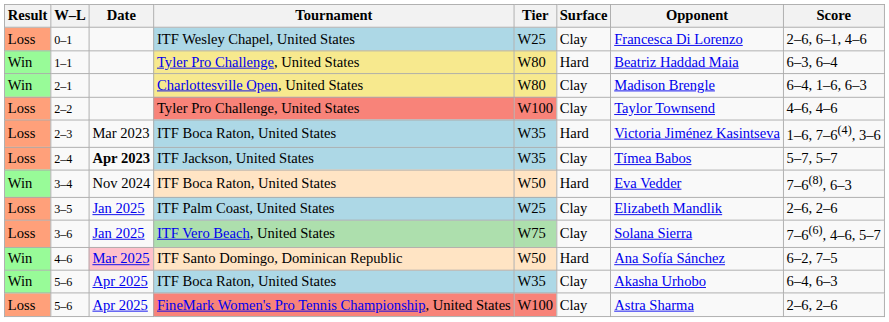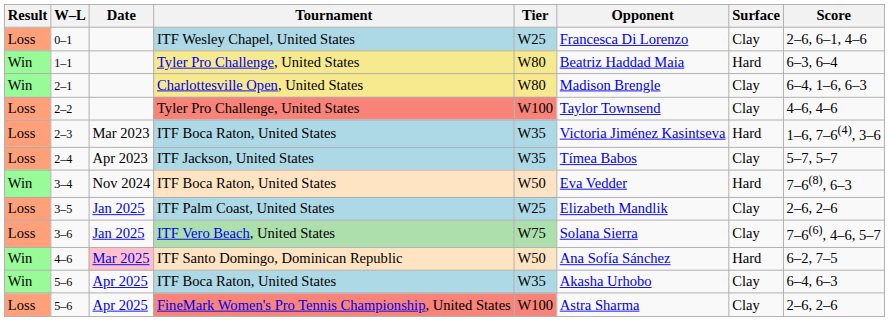columns swapped: (584, 16) <-> (697, 16)
(121, 158) bold -> (120, 158) normal
